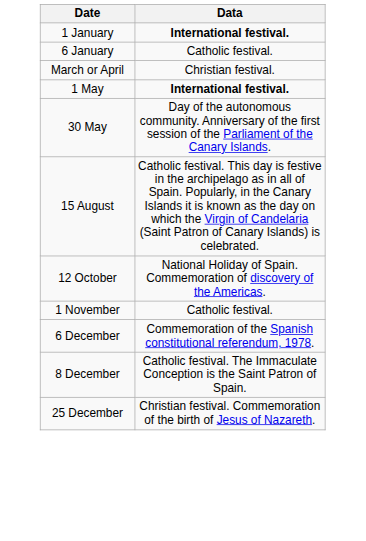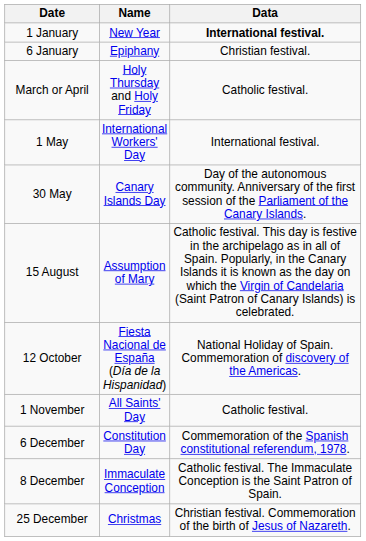+ column: (135, 13)
(230, 51) Catholic festival. -> (265, 51) Christian festival.
(230, 70) Christian festival. -> (265, 90) Catholic festival.
(230, 88) bold -> (265, 142) normal
